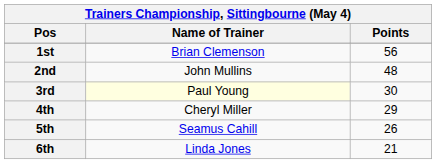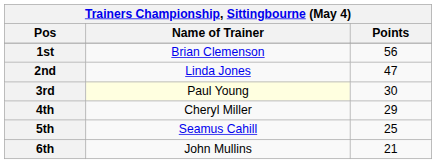(218, 71) John Mullins -> (218, 71) Linda Jones
(391, 71) 48 -> (391, 71) 47
(391, 129) 26 -> (391, 129) 25
(218, 149) Linda Jones -> (218, 149) John Mullins
